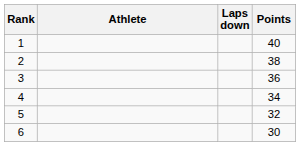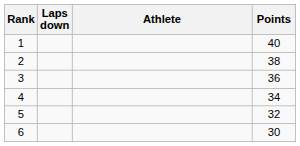columns swapped: (128, 19) <-> (235, 19)
